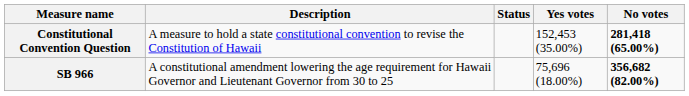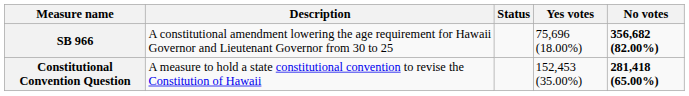rows swapped: (75, 40) <-> (75, 74)
